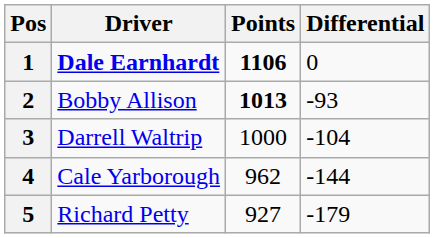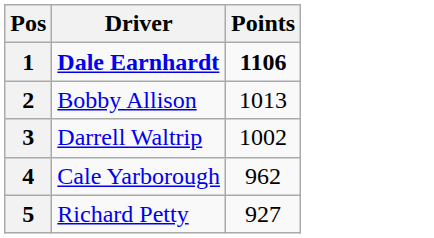- column: (365, 23)
(263, 99) bold -> (263, 99) normal
(263, 137) 1000 -> (263, 137) 1002
